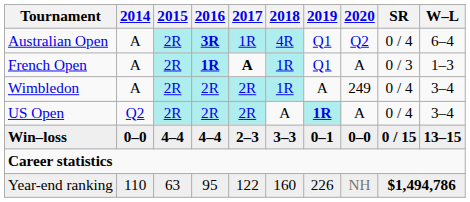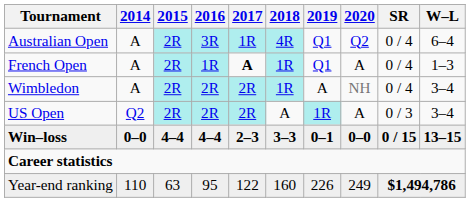(210, 40) bold -> (210, 40) normal
(210, 64) bold -> (210, 64) normal
(399, 64) 0 / 3 -> (399, 64) 0 / 4
(360, 88) 249 -> (360, 88) NH
(322, 112) bold -> (322, 112) normal
(399, 112) 0 / 4 -> (399, 112) 0 / 3
(360, 185) NH -> (360, 185) 249
